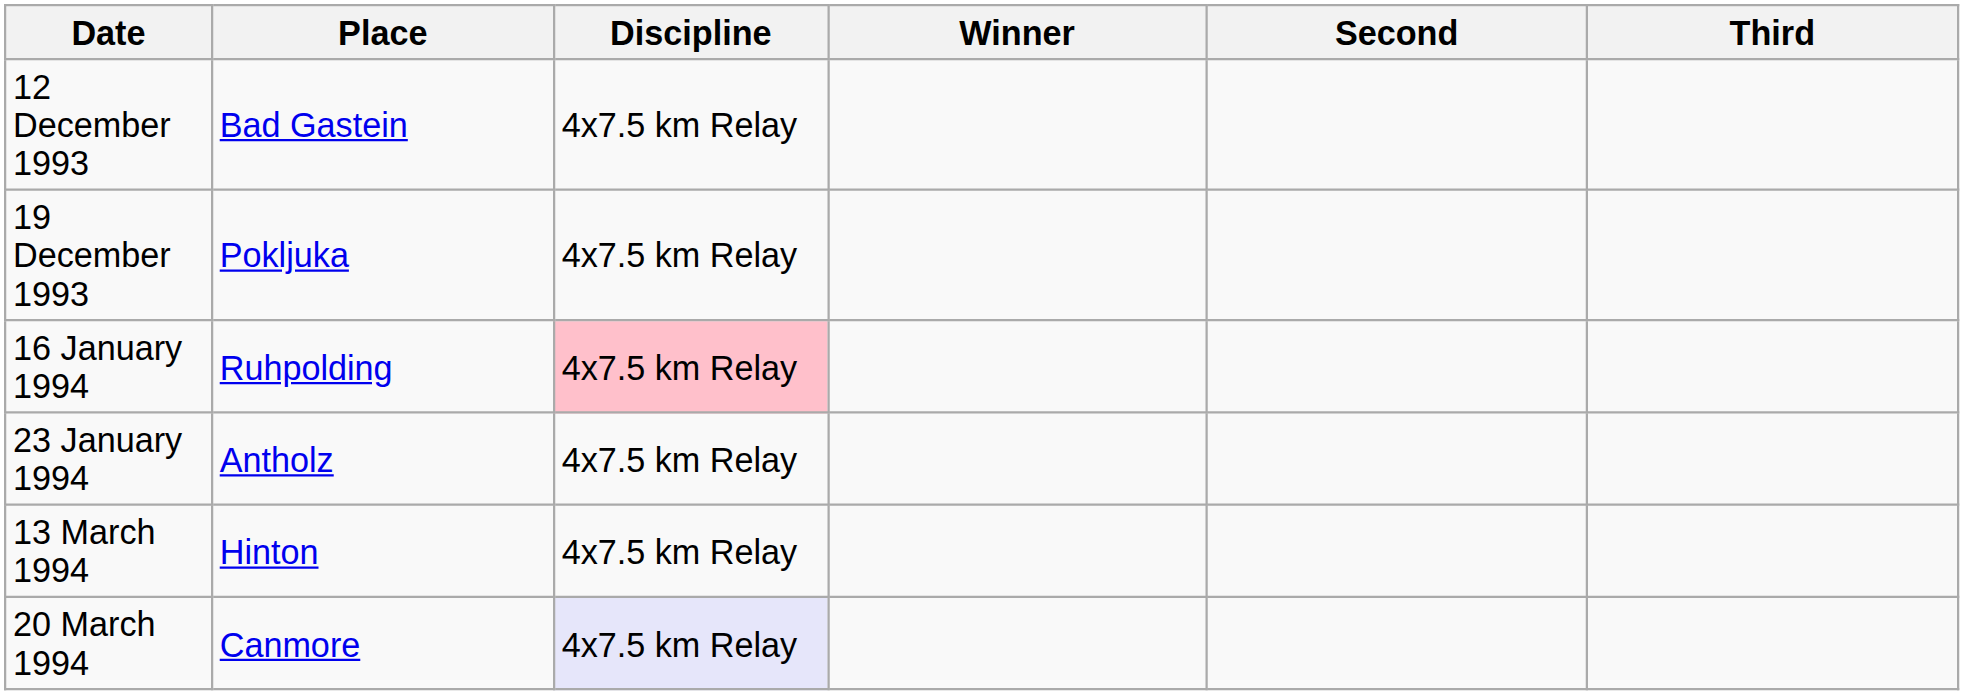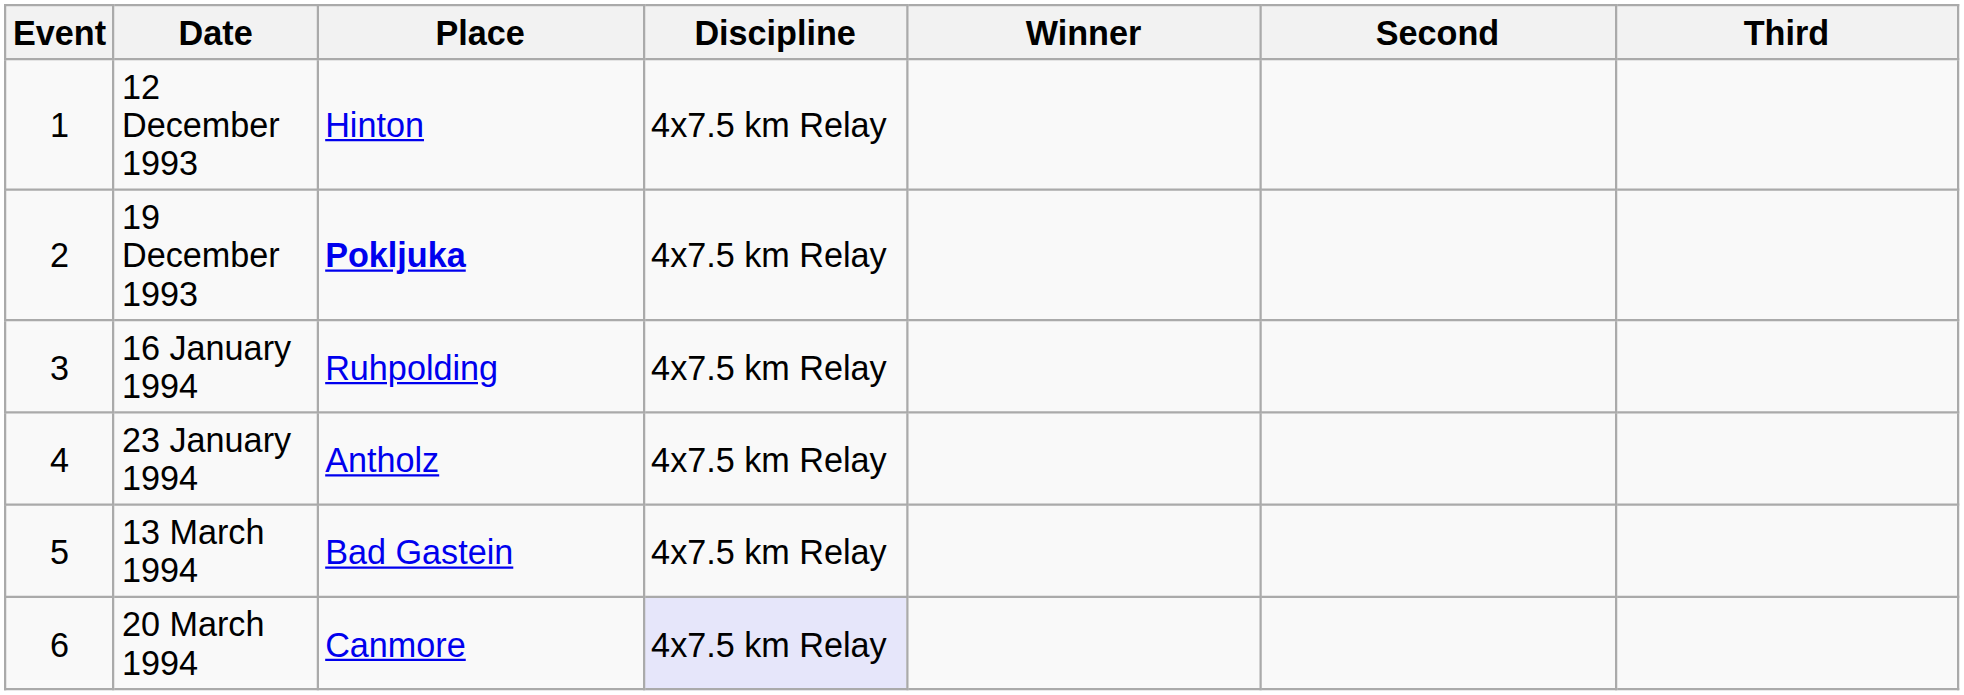+ column: (60, 32)
(314, 125) Bad Gastein -> (375, 125) Hinton
(284, 255) normal -> (395, 255) bold
(679, 367) pink background -> (769, 367) no background
(269, 552) Hinton -> (419, 552) Bad Gastein
